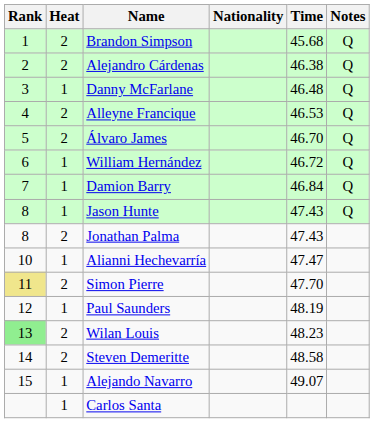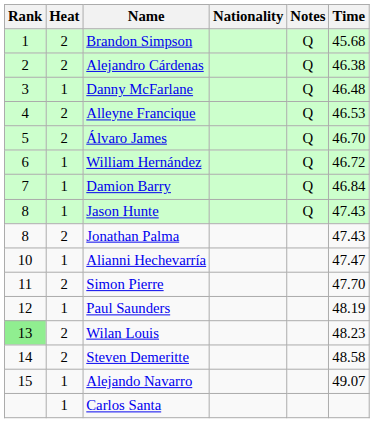columns swapped: (307, 16) <-> (348, 16)
(25, 284) khaki background -> (25, 284) no background
